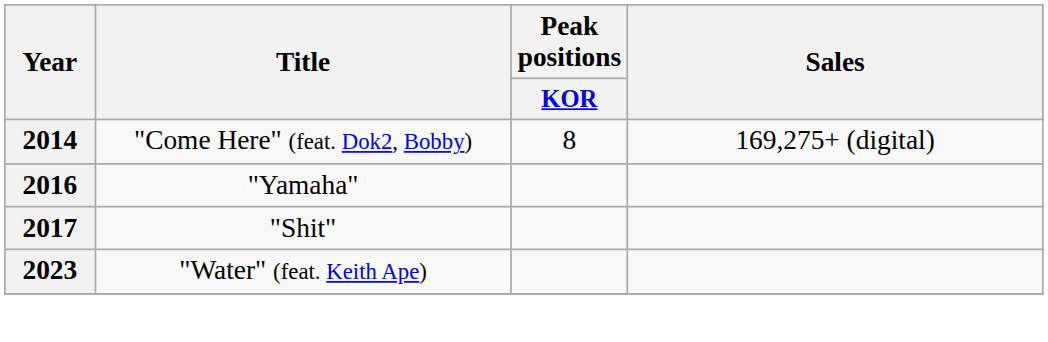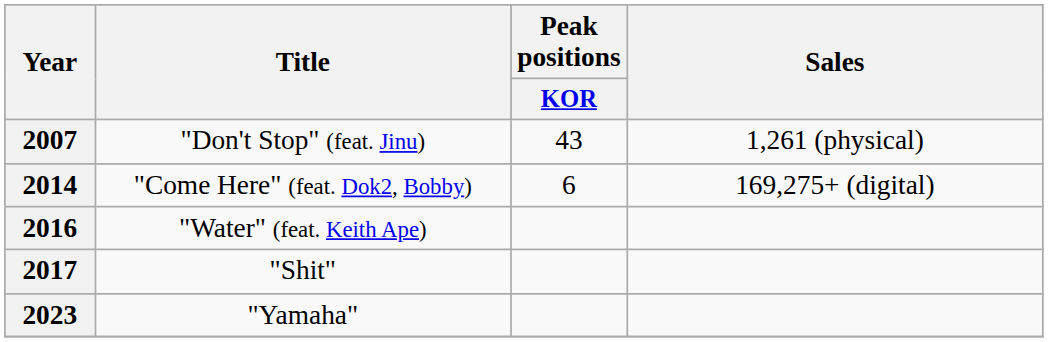+ row: (50, 140)
(569, 140) 8 -> (569, 184) 6
(303, 184) "Yamaha" -> (303, 227) "Water" (feat. Keith Ape)
(303, 271) "Water" (feat. Keith Ape) -> (303, 314) "Yamaha"
